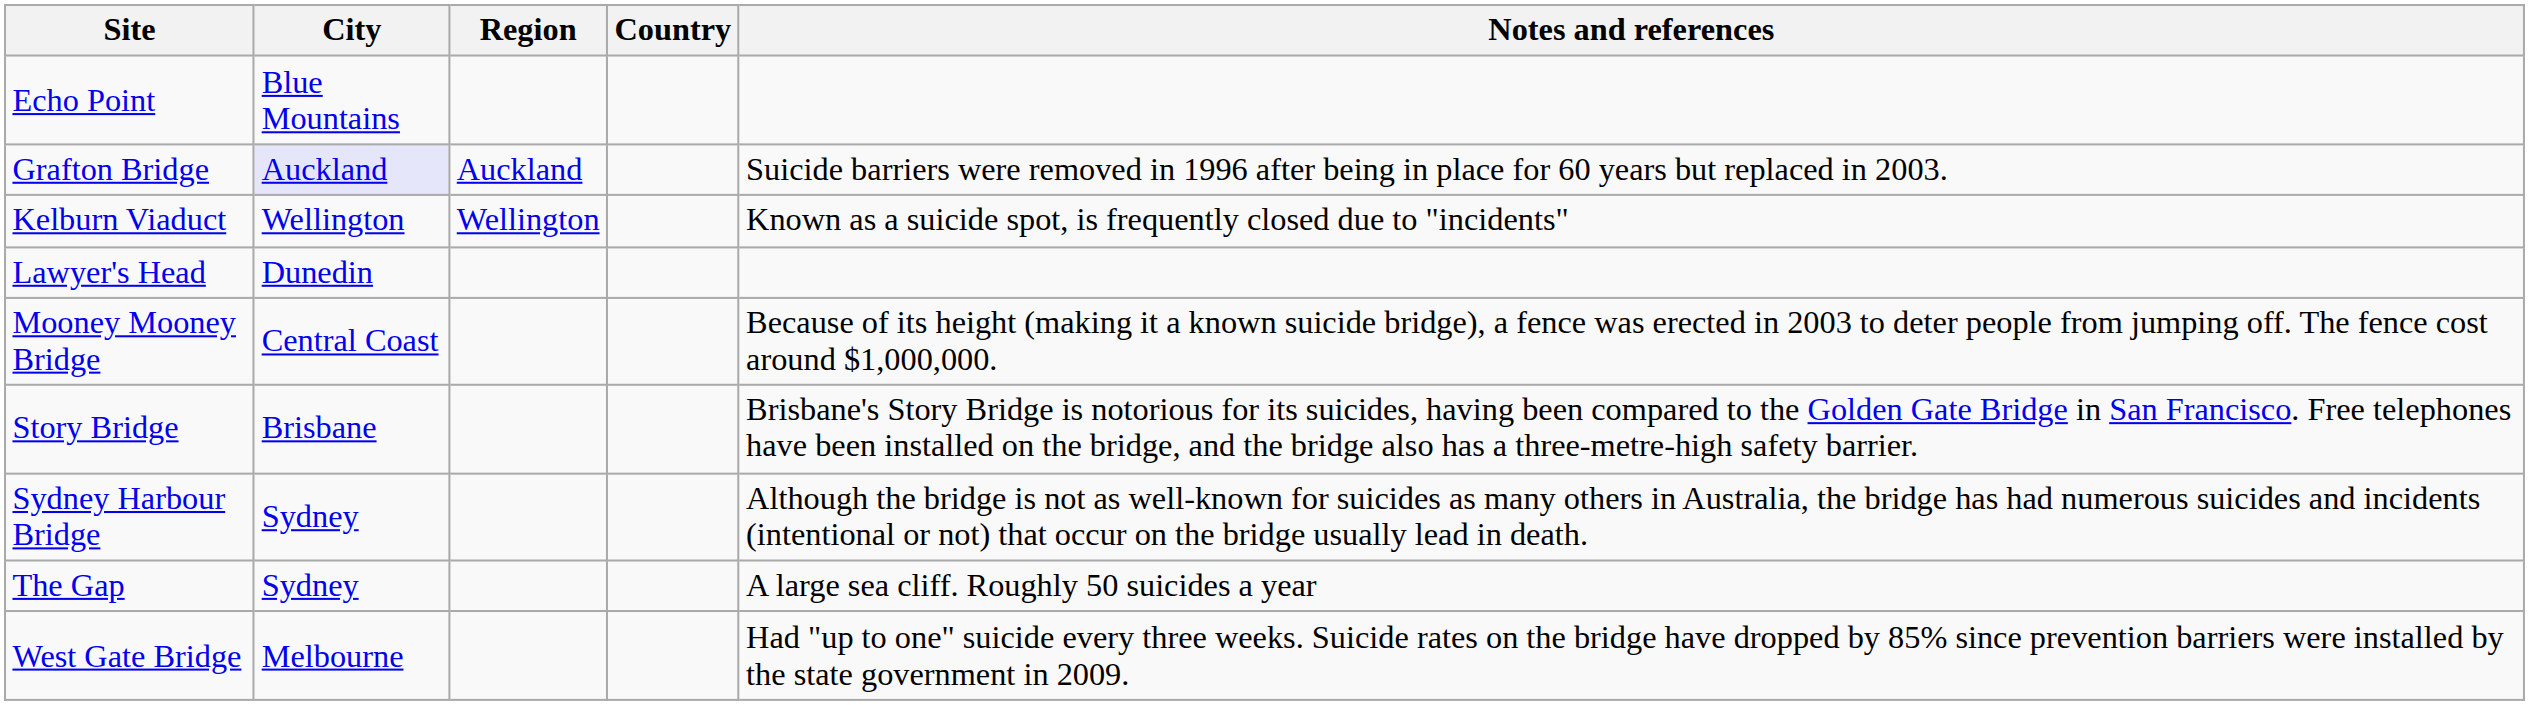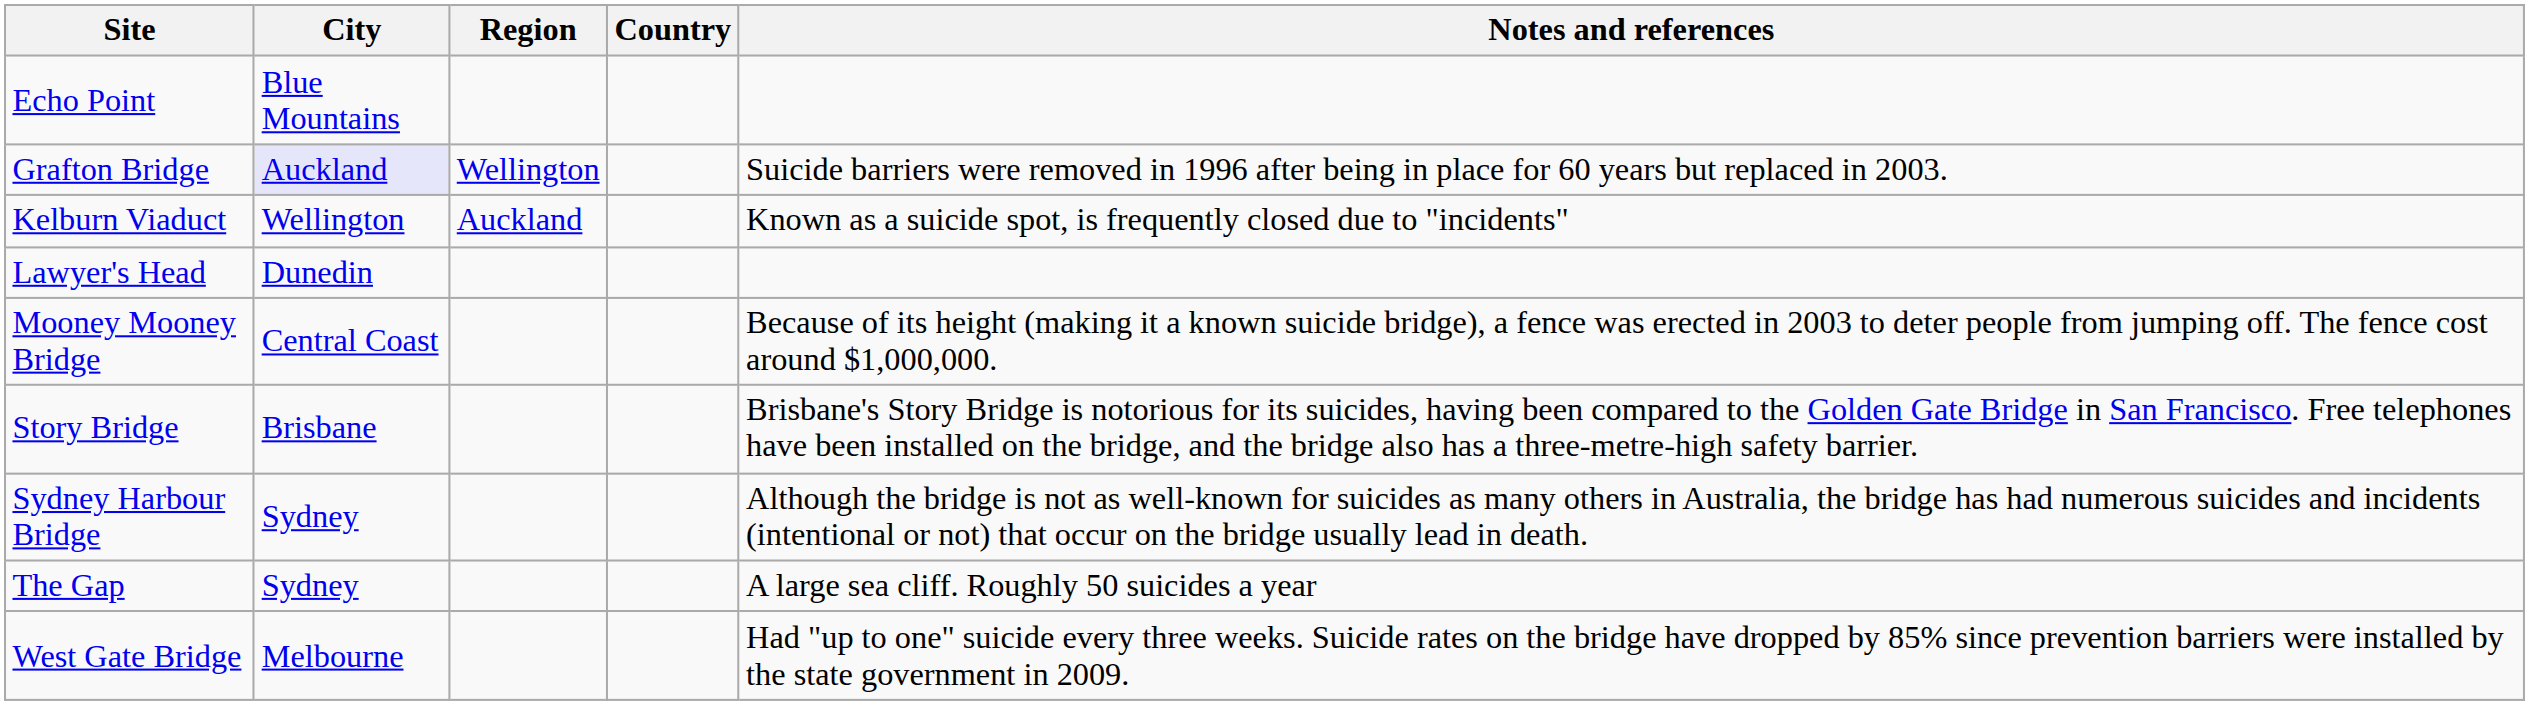(520, 169) Auckland -> (528, 169) Wellington
(528, 220) Wellington -> (520, 220) Auckland
